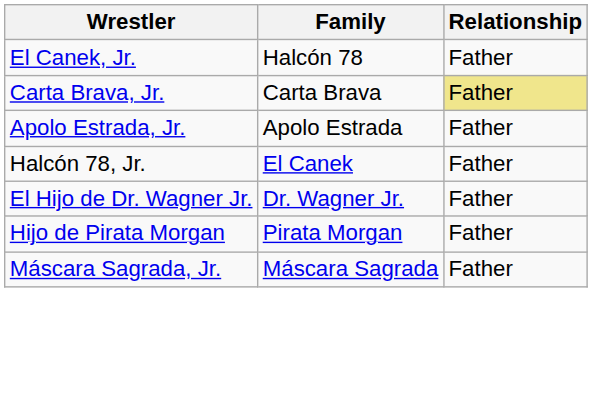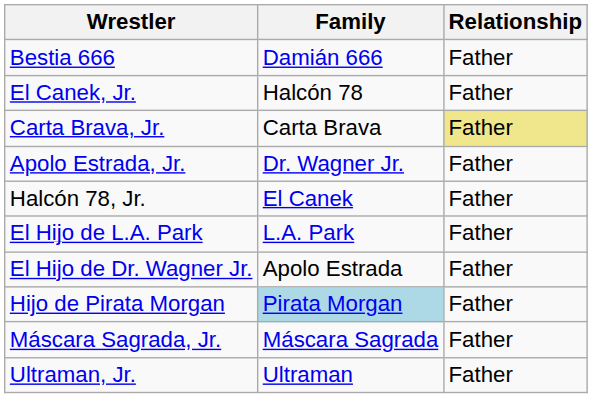+ row: (62, 57)
(333, 127) Apolo Estrada -> (333, 163) Dr. Wagner Jr.
+ row: (106, 233)
(333, 198) Dr. Wagner Jr. -> (333, 269) Apolo Estrada
(333, 233) no background -> (333, 304) lightblue background
+ row: (73, 374)
